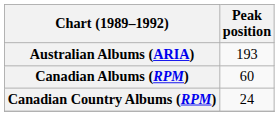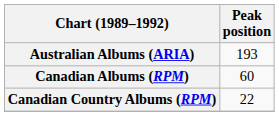(247, 99) 24 -> (247, 99) 22
